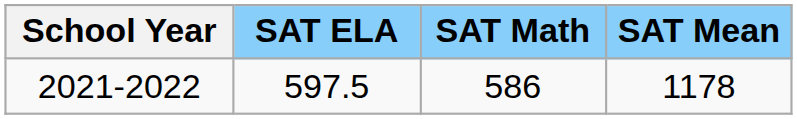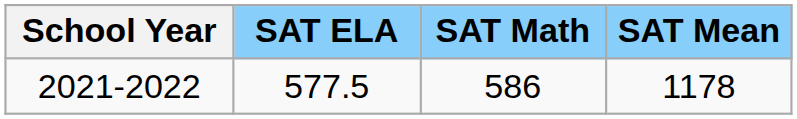(327, 85) 597.5 -> (327, 85) 577.5
